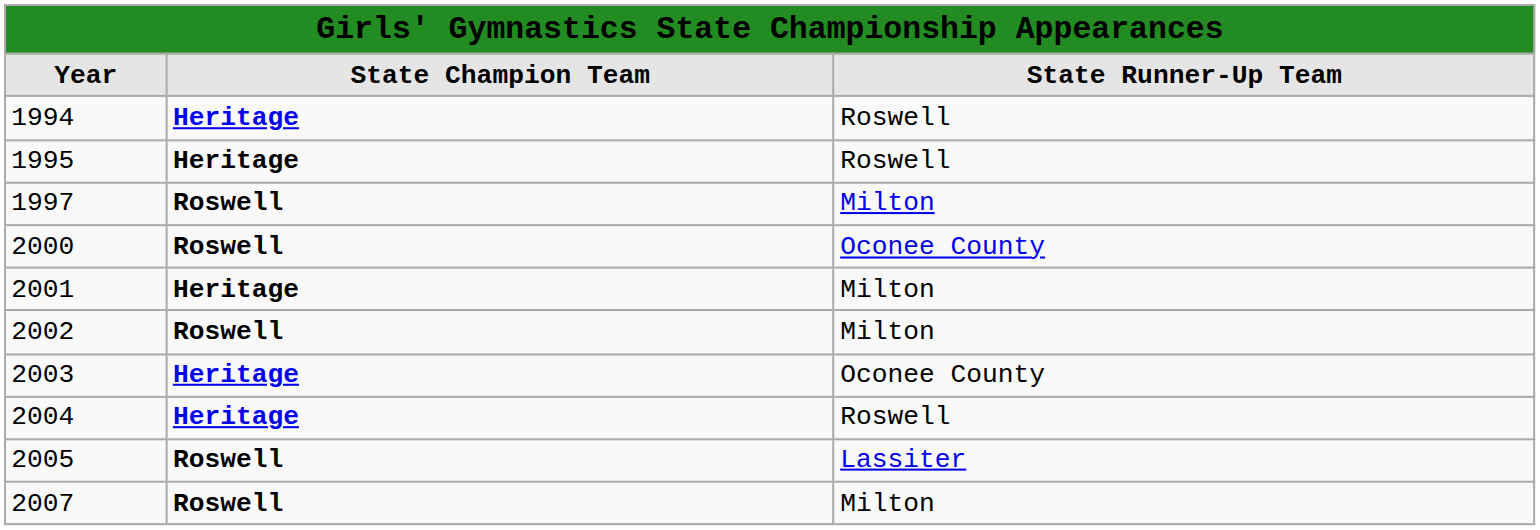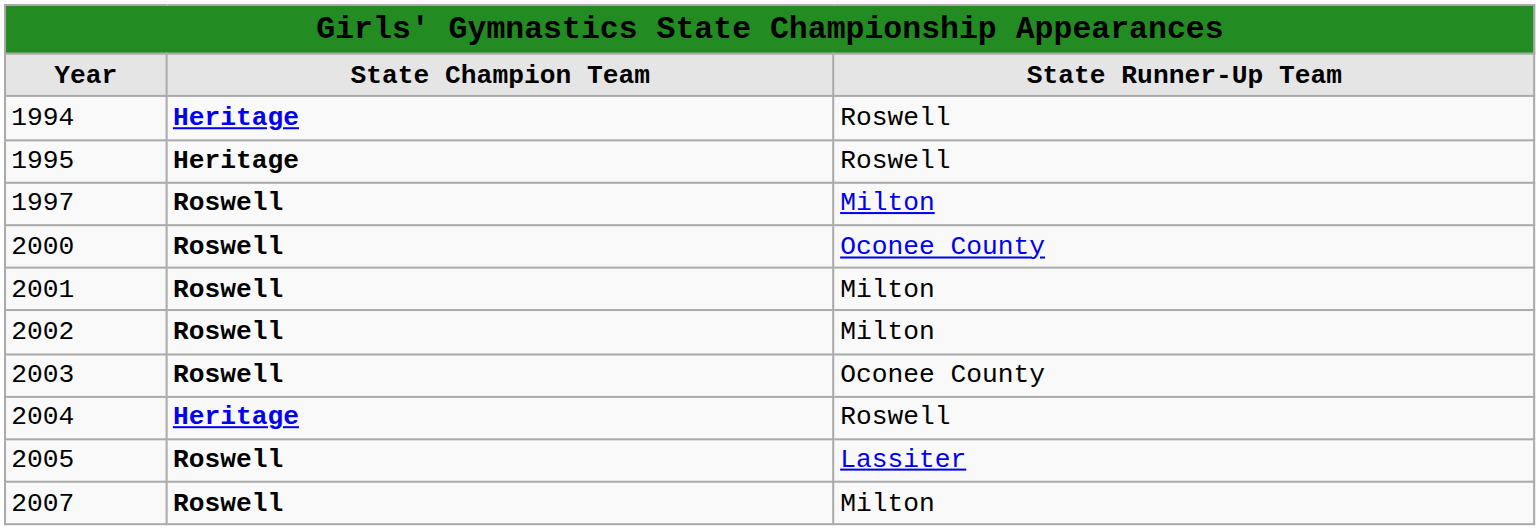(236, 289) Heritage -> (228, 289) Roswell
(236, 375) Heritage -> (228, 375) Roswell
